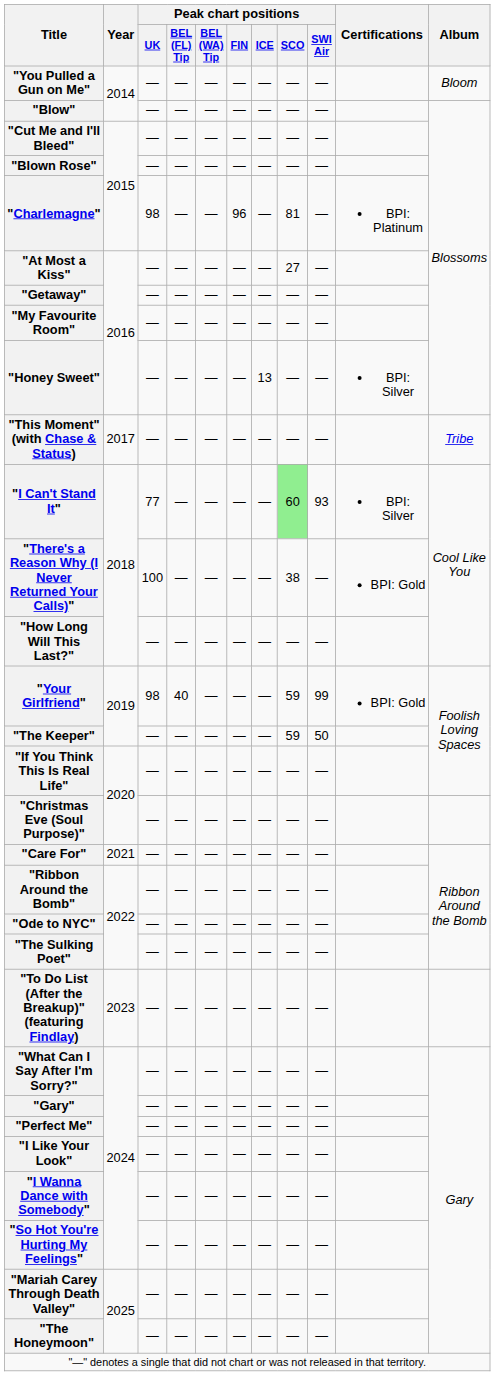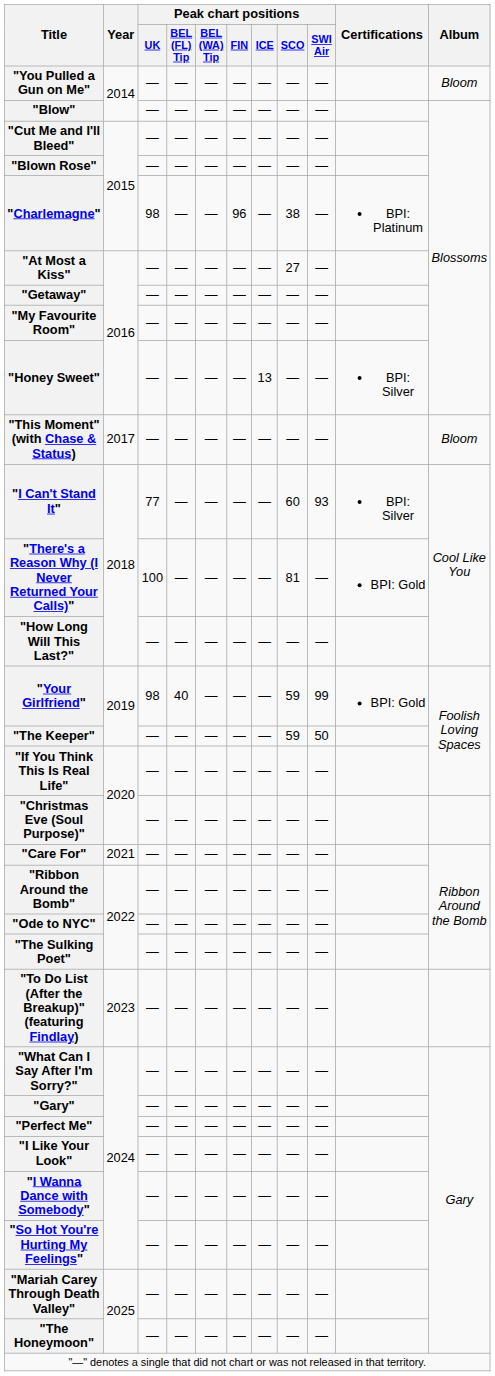(293, 213) 81 -> (293, 213) 38
(459, 439) Tribe -> (459, 439) Bloom
(293, 501) lightgreen background -> (293, 501) no background
(293, 577) 38 -> (293, 577) 81
